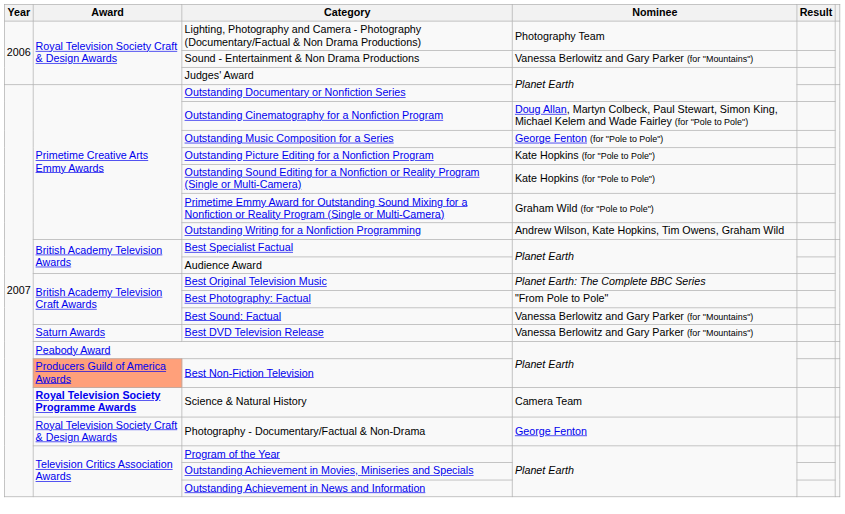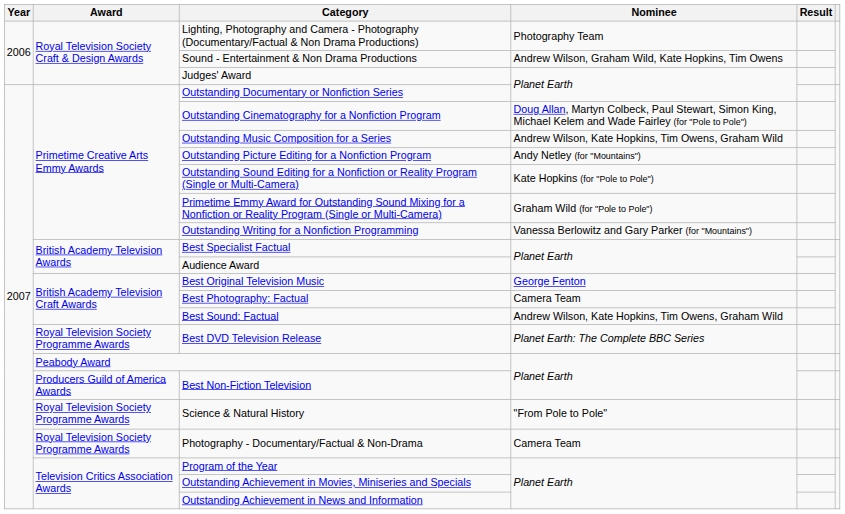(634, 59) Vanessa Berlowitz and Gary Parker (for "Mountains") -> (648, 59) Andrew Wilson, Graham Wild, Kate Hopkins, Tim Owens
(589, 139) George Fenton (for "Pole to Pole") -> (648, 139) Andrew Wilson, Kate Hopkins, Tim Owens, Graham Wild
(585, 156) Kate Hopkins (for "Pole to Pole") -> (577, 156) Andy Netley (for "Mountains")
(650, 231) Andrew Wilson, Kate Hopkins, Tim Owens, Graham Wild -> (633, 231) Vanessa Berlowitz and Gary Parker (for "Mountains")
(610, 282) Planet Earth: The Complete BBC Series -> (550, 282) George Fenton
(562, 299) "From Pole to Pole" -> (547, 299) Camera Team
(634, 316) Vanessa Berlowitz and Gary Parker (for "Mountains") -> (648, 316) Andrew Wilson, Kate Hopkins, Tim Owens, Graham Wild
(70, 333) Saturn Awards -> (93, 339) Royal Television Society Programme Awards
(634, 333) Vanessa Berlowitz and Gary Parker (for "Mountains") -> (609, 339) Planet Earth: The Complete BBC Series
(101, 373) lightsalmon background -> (101, 385) no background
(98, 402) bold -> (93, 414) normal
(548, 402) Camera Team -> (560, 414) "From Pole to Pole"
(106, 431) Royal Television Society Craft & Design Awards -> (93, 443) Royal Television Society Programme Awards
(551, 431) George Fenton -> (547, 443) Camera Team
